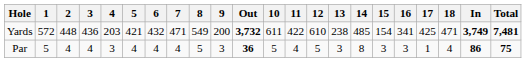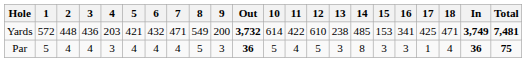(274, 31) 611 -> (274, 31) 614
(384, 31) 154 -> (384, 31) 153
(476, 48) 86 -> (476, 48) 36
